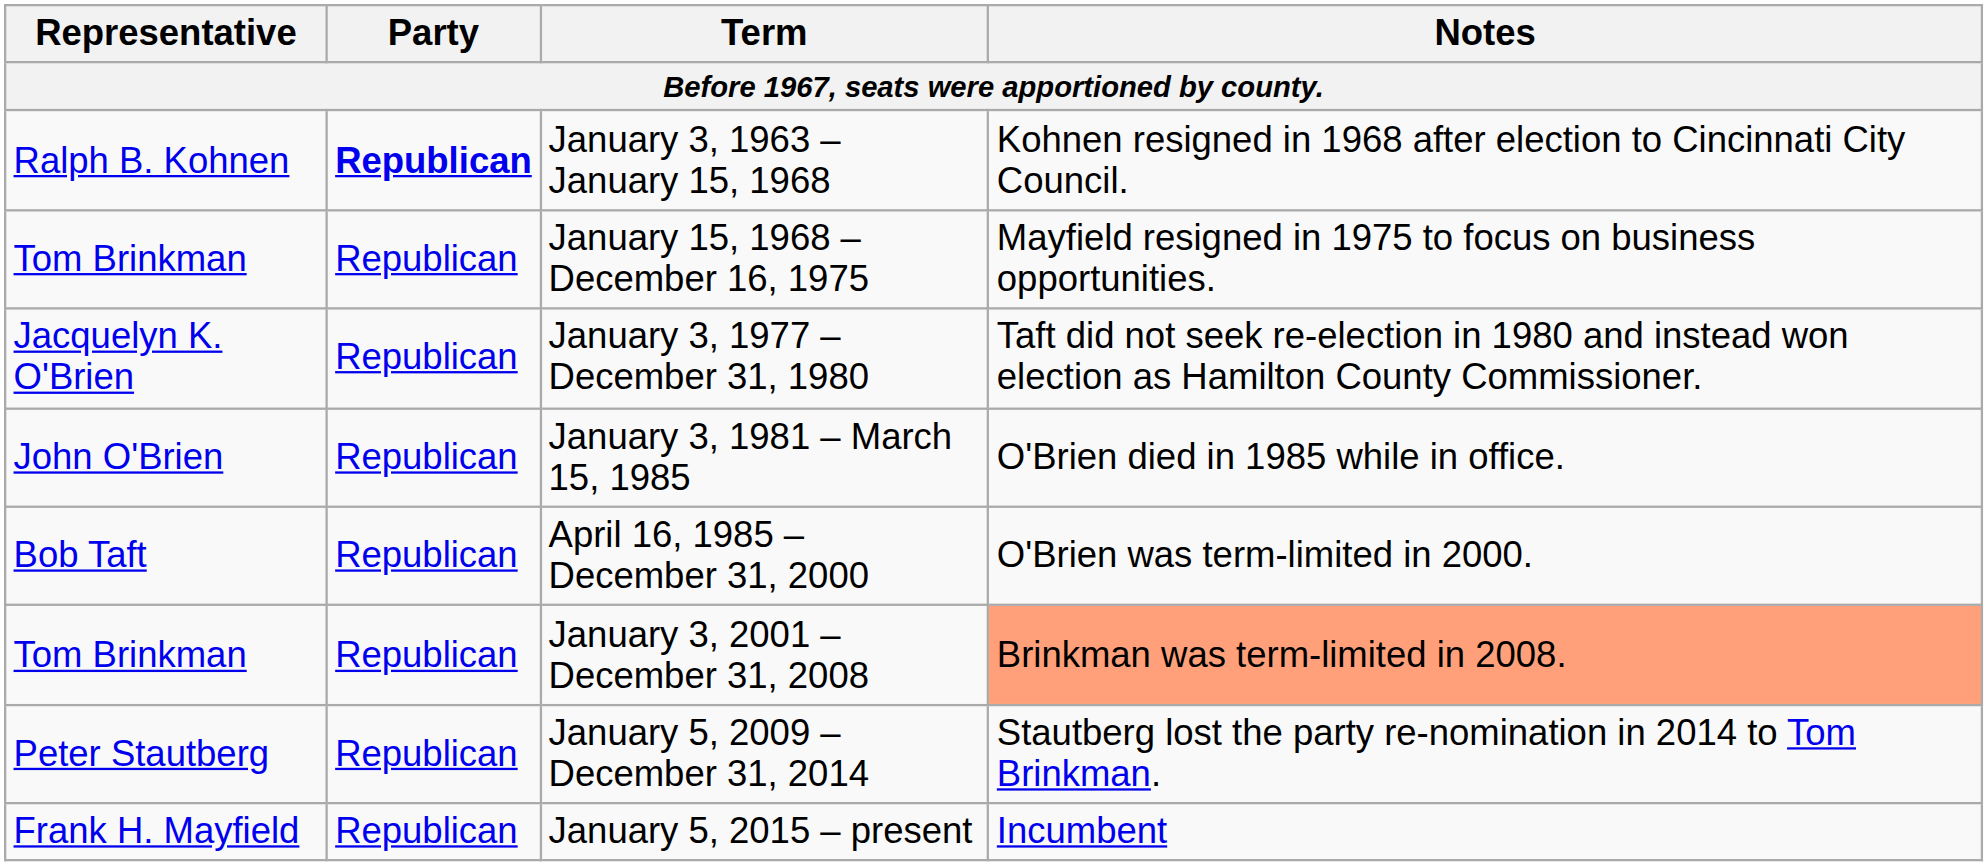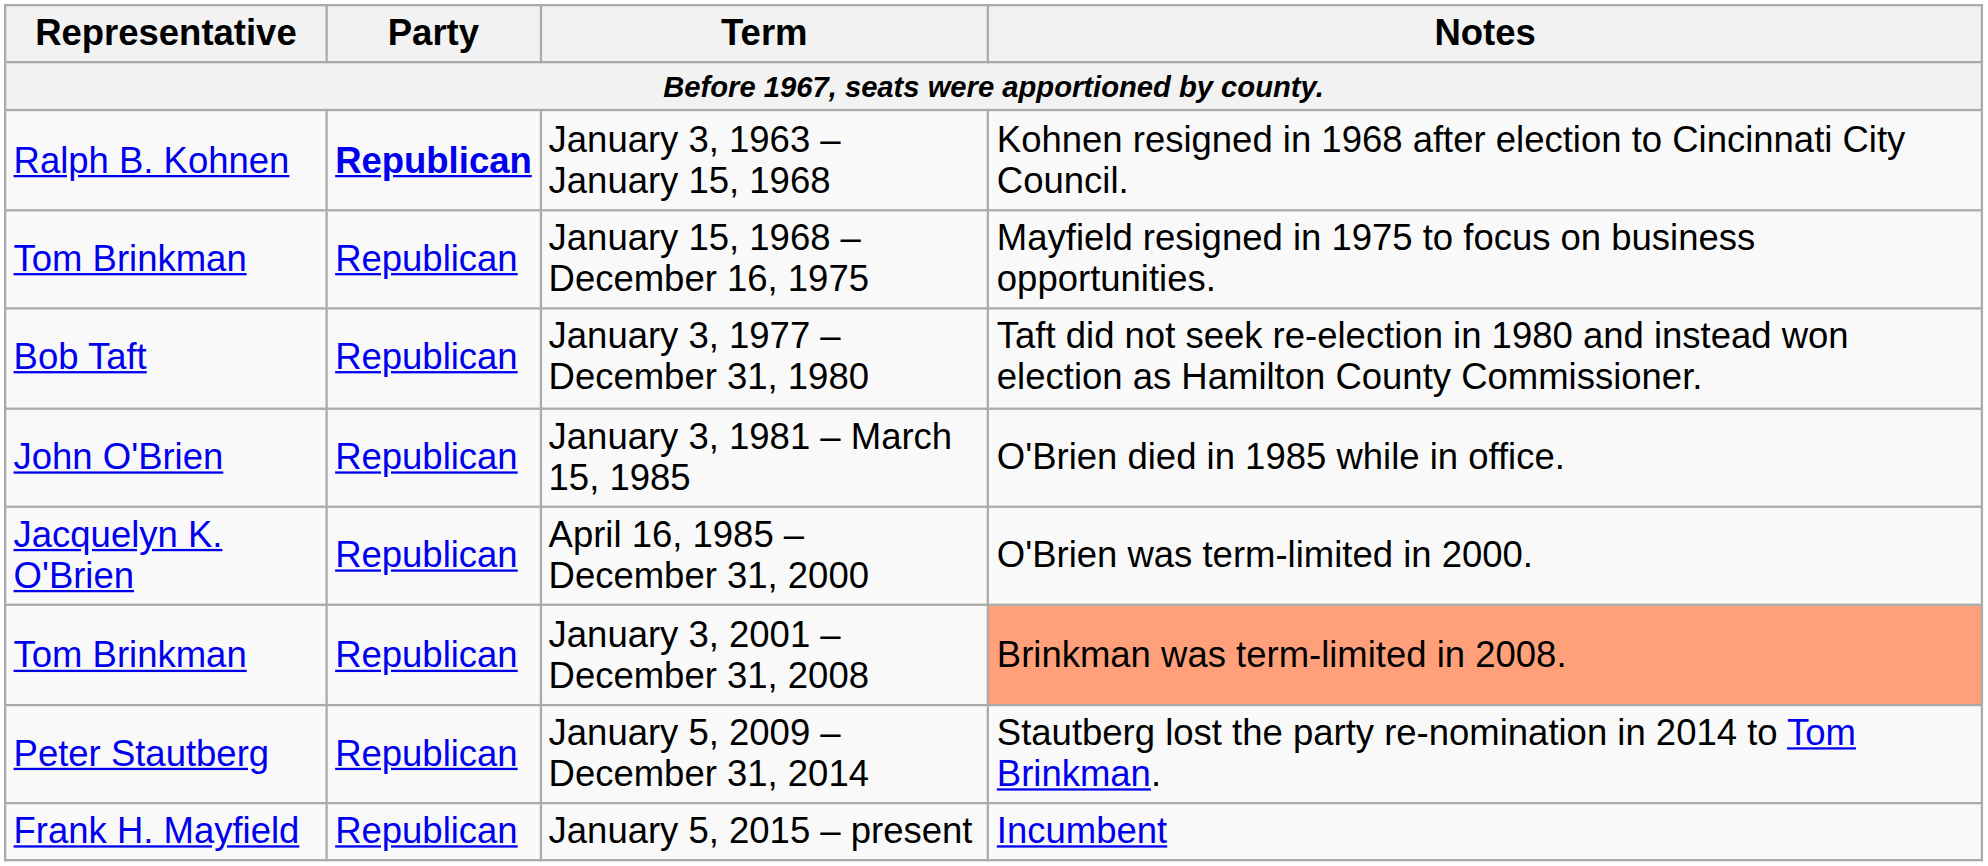(118, 357) Jacquelyn K. O'Brien -> (80, 357) Bob Taft
(80, 555) Bob Taft -> (118, 555) Jacquelyn K. O'Brien
